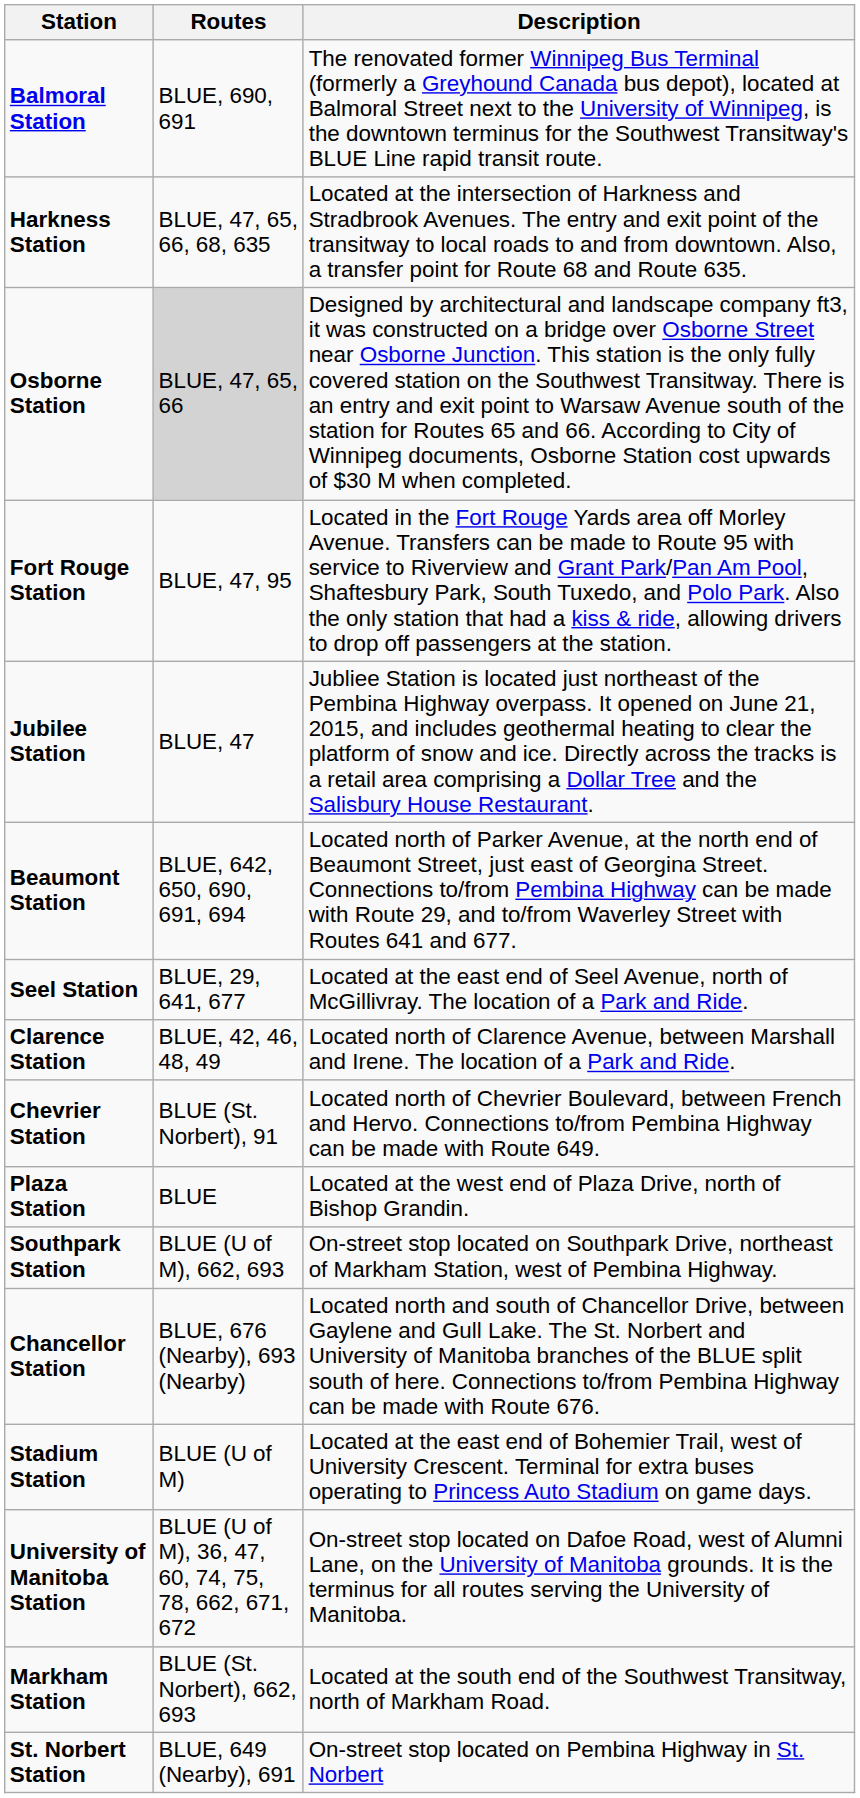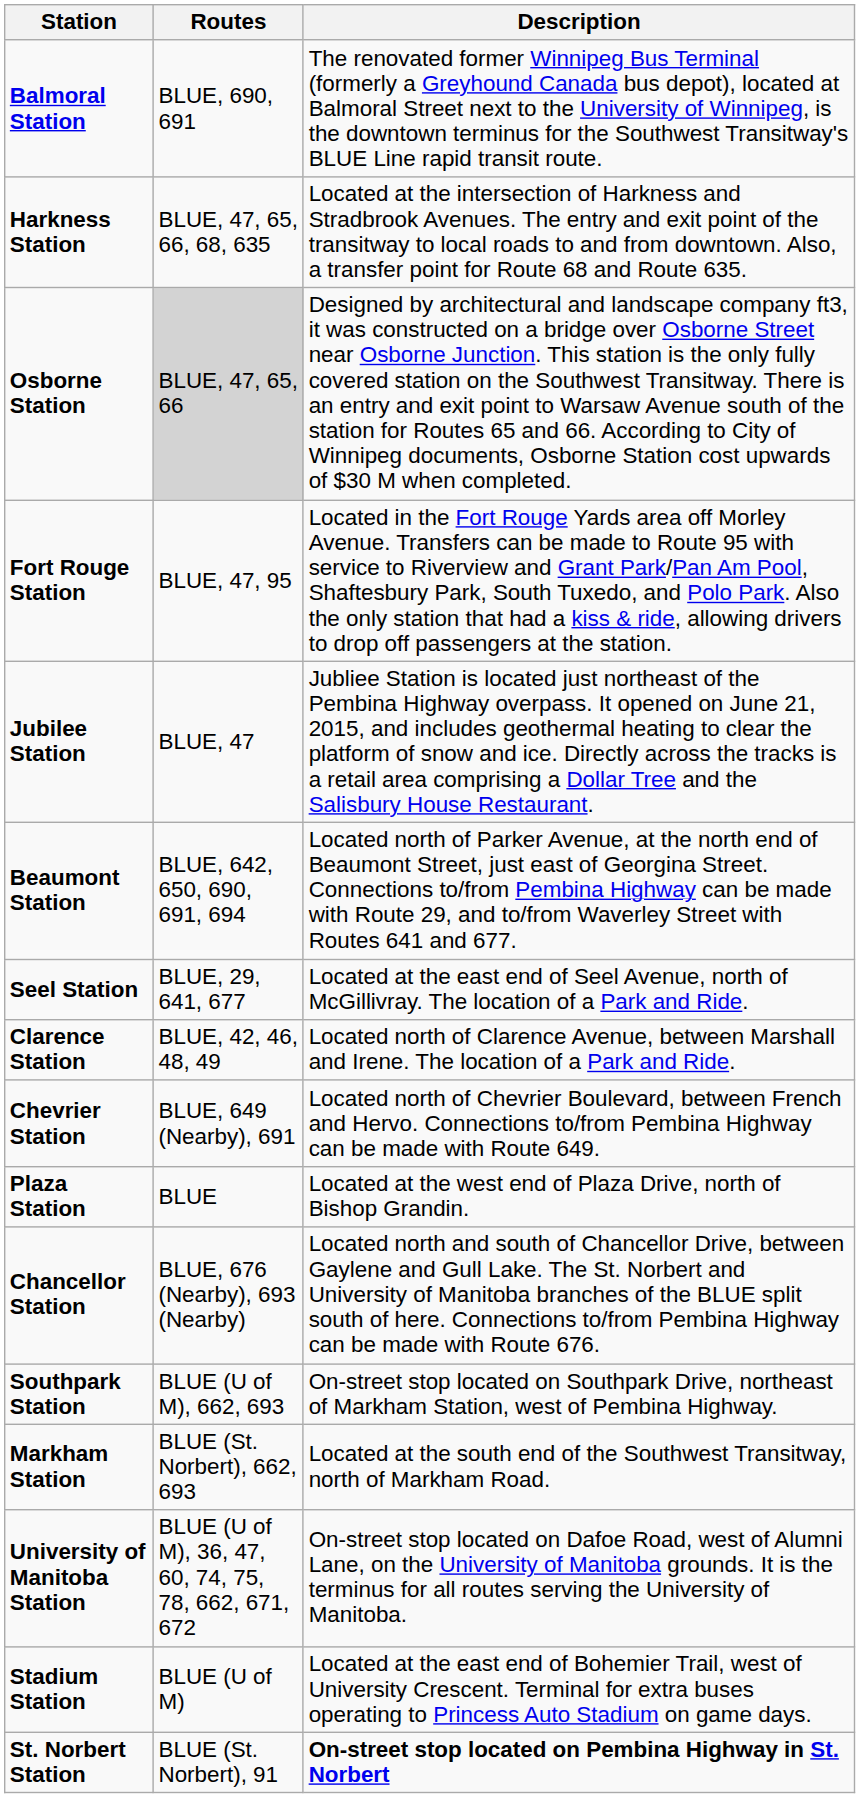(218, 1123) BLUE (St. Norbert), 91 -> (227, 1123) BLUE, 649 (Nearby), 691
rows swapped: (68, 1355) <-> (65, 1257)
rows swapped: (54, 1466) <-> (59, 1689)
(227, 1762) BLUE, 649 (Nearby), 691 -> (218, 1762) BLUE (St. Norbert), 91
(556, 1762) normal -> (574, 1762) bold
